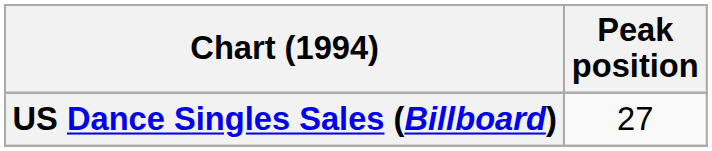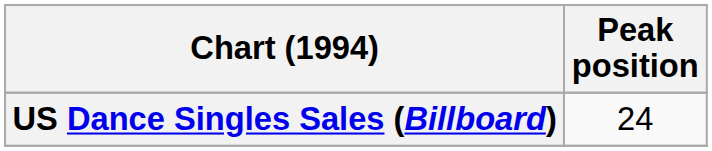(635, 118) 27 -> (635, 118) 24
